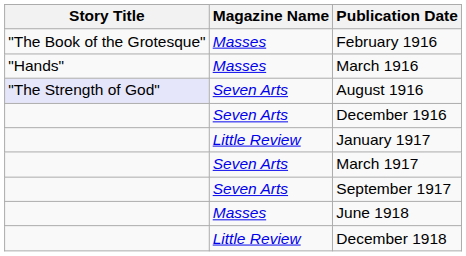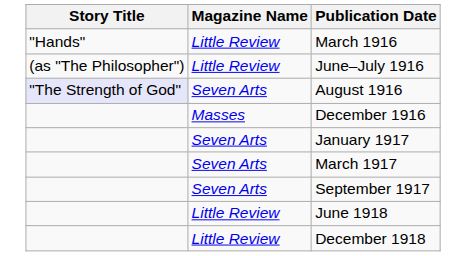- row: (387, 41)
(239, 66) Masses -> (236, 41) Little Review
+ row: (370, 66)
(250, 115) Seven Arts -> (218, 115) Masses
(257, 139) Little Review -> (229, 139) Seven Arts
(239, 213) Masses -> (236, 213) Little Review
